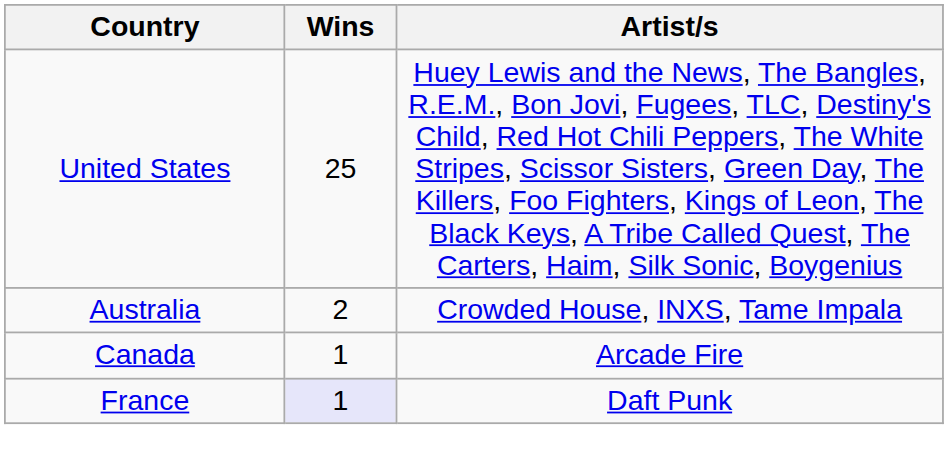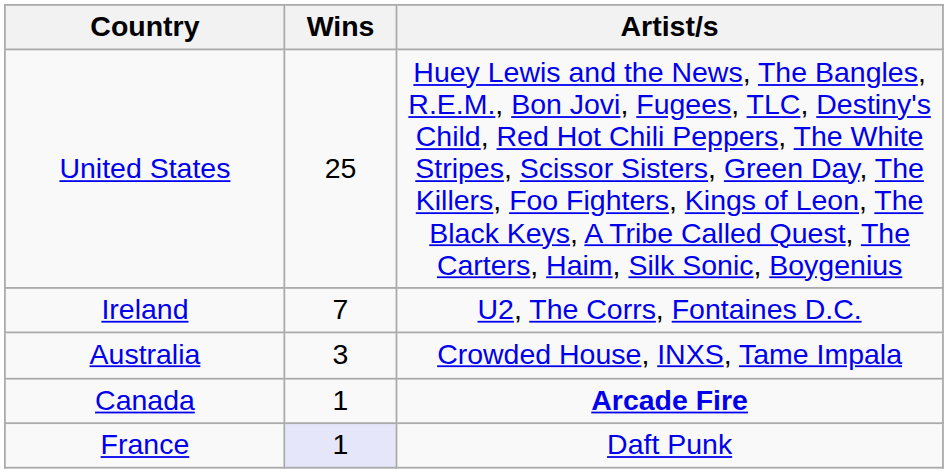+ row: (145, 309)
(341, 309) 2 -> (341, 354) 3
(670, 354) normal -> (670, 399) bold
